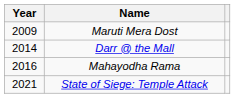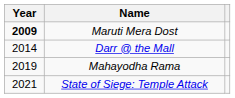(24, 31) normal -> (24, 31) bold
(24, 66) 2016 -> (24, 66) 2019
